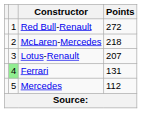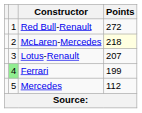(114, 41) no background -> (114, 41) lightyellow background
(114, 71) 131 -> (114, 71) 199
